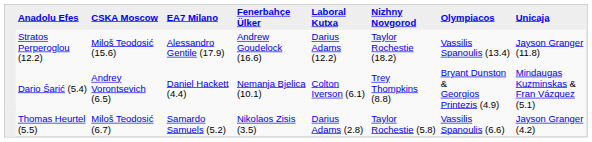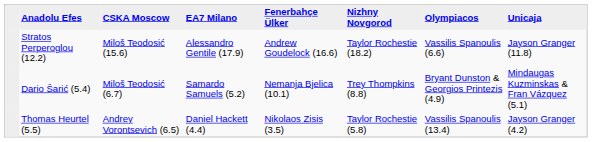- column: (329, 17)
(475, 48) Vassilis Spanoulis (13.4) -> (463, 48) Vassilis Spanoulis (6.6)
(118, 88) Andrey Vorontsevich (6.5) -> (134, 88) Miloš Teodosić (6.7)
(198, 88) Daniel Hackett (4.4) -> (215, 88) Samardo Samuels (5.2)
(122, 124) Miloš Teodosić (6.7) -> (141, 124) Andrey Vorontsevich (6.5)
(196, 124) Samardo Samuels (5.2) -> (217, 124) Daniel Hackett (4.4)
(473, 124) Vassilis Spanoulis (6.6) -> (463, 124) Vassilis Spanoulis (13.4)
